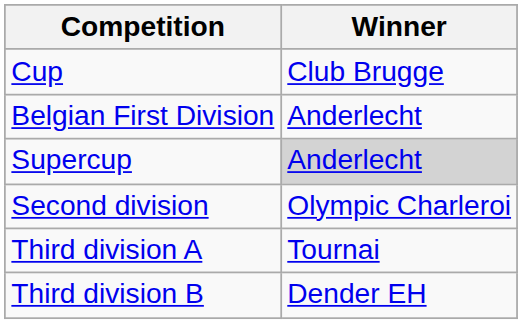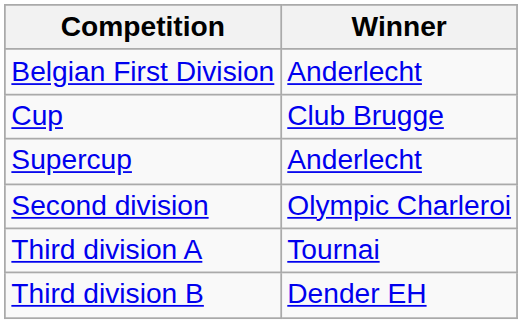rows swapped: (143, 116) <-> (37, 71)
(355, 160) lightgrey background -> (355, 160) no background
